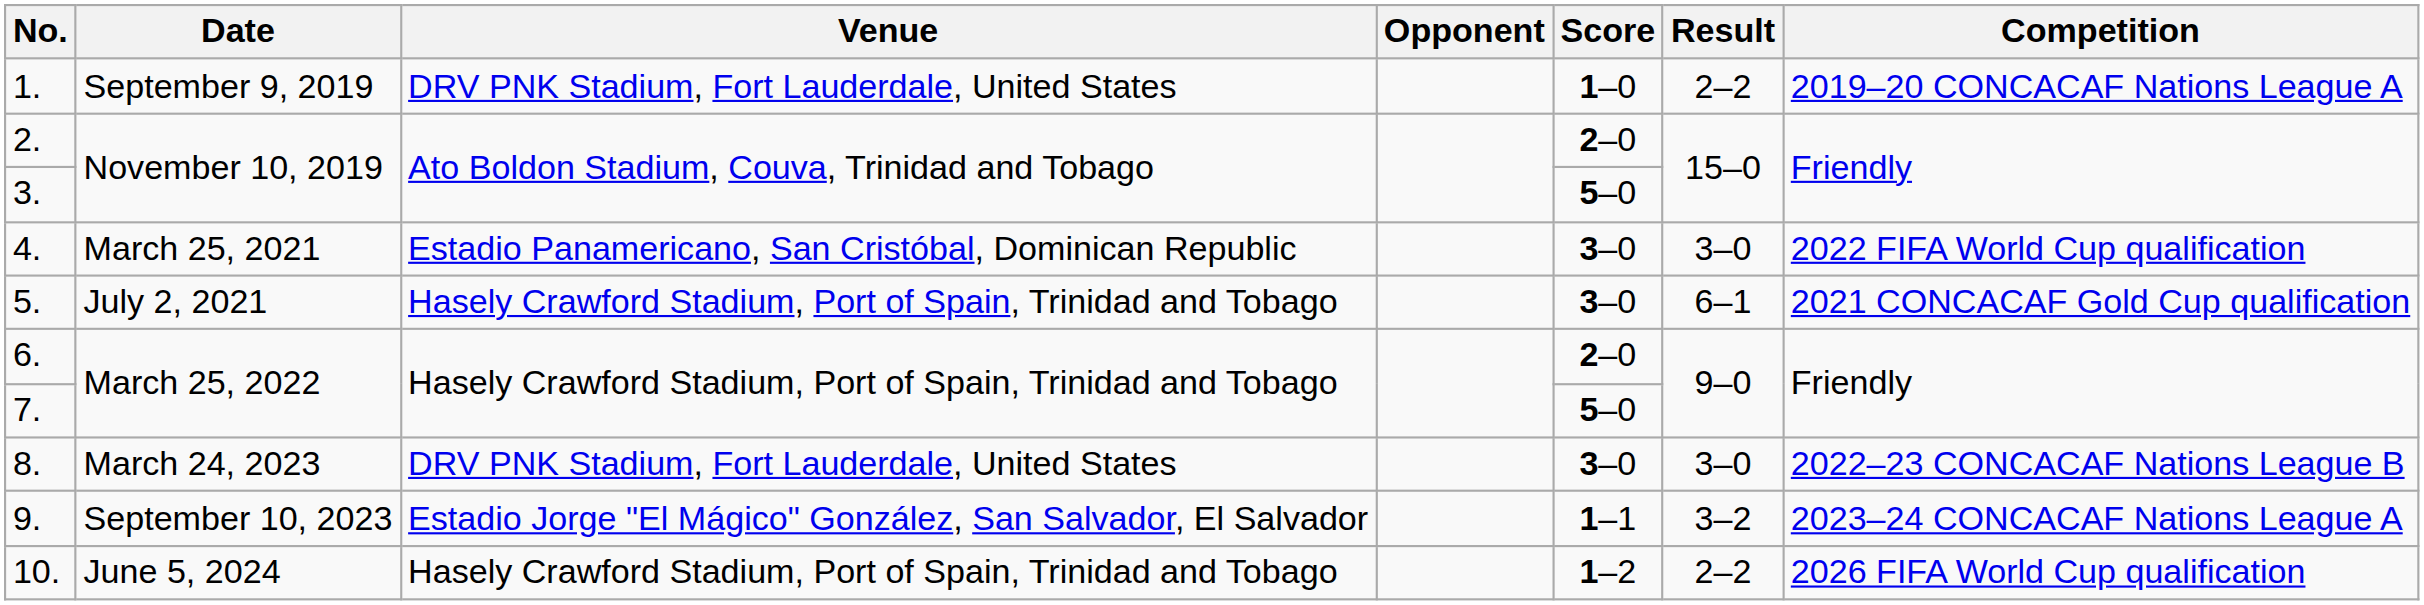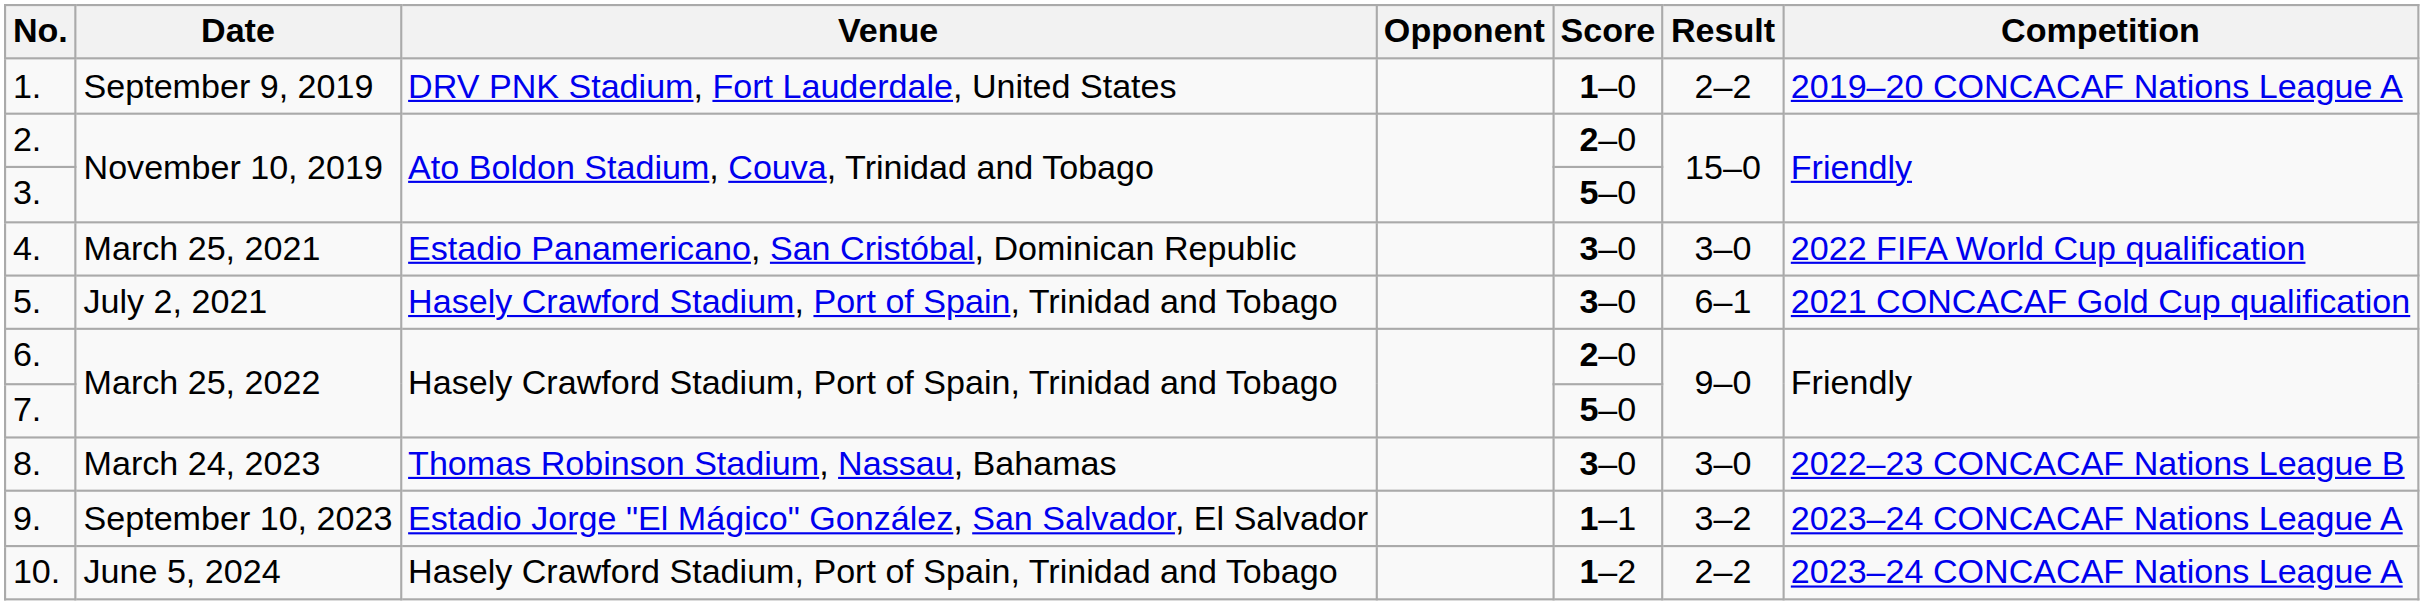(792, 463) DRV PNK Stadium, Fort Lauderdale, United States -> (762, 463) Thomas Robinson Stadium, Nassau, Bahamas
(2048, 572) 2026 FIFA World Cup qualification -> (2097, 572) 2023–24 CONCACAF Nations League A
